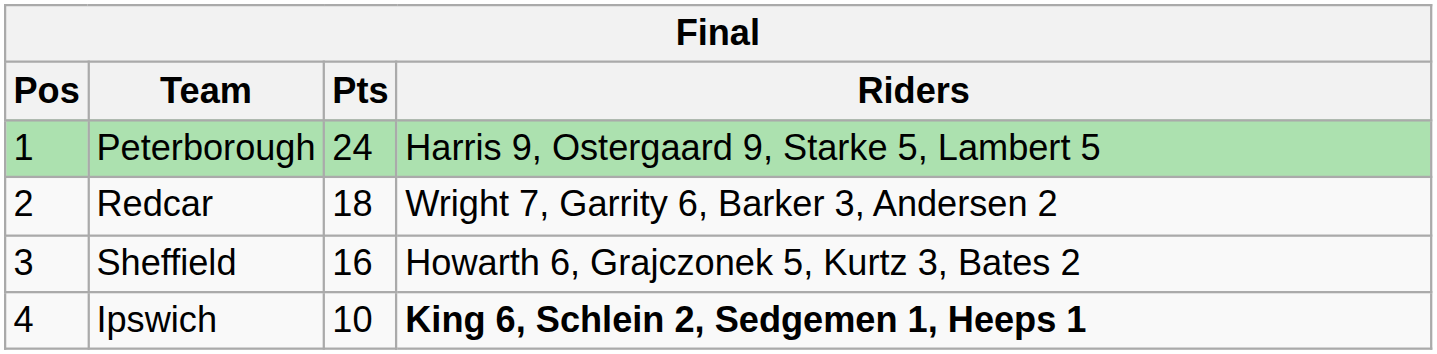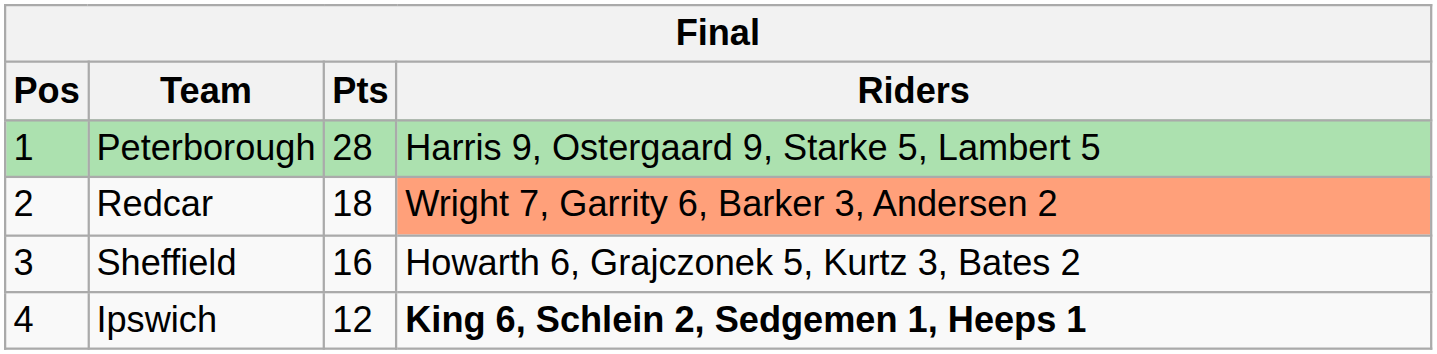(352, 147) 24 -> (352, 147) 28
(731, 205) no background -> (731, 205) lightsalmon background
(352, 319) 10 -> (352, 319) 12
